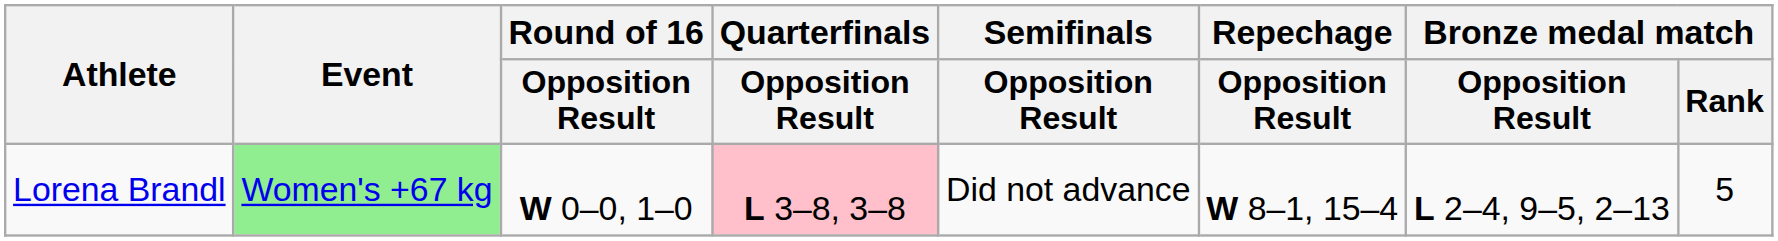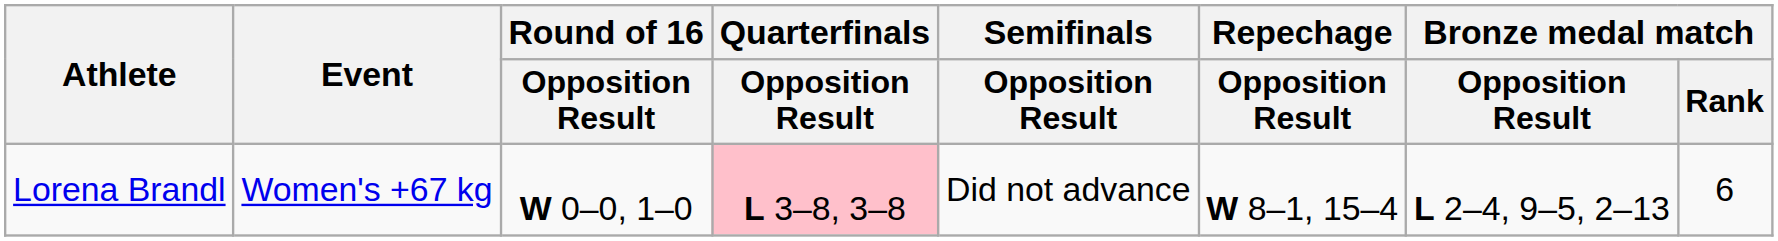(367, 190) lightgreen background -> (367, 190) no background
(1725, 190) 5 -> (1725, 190) 6
